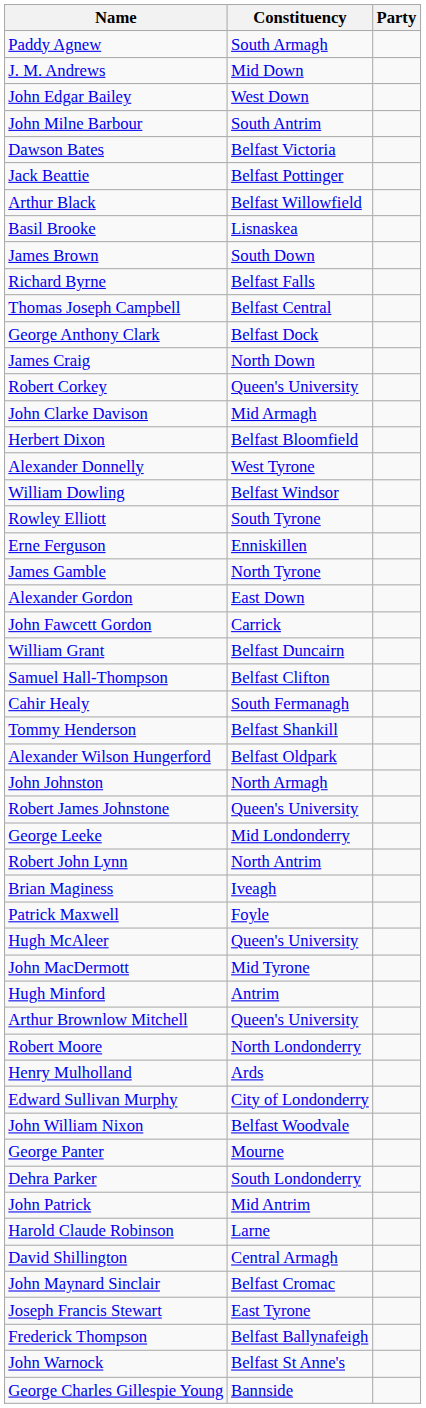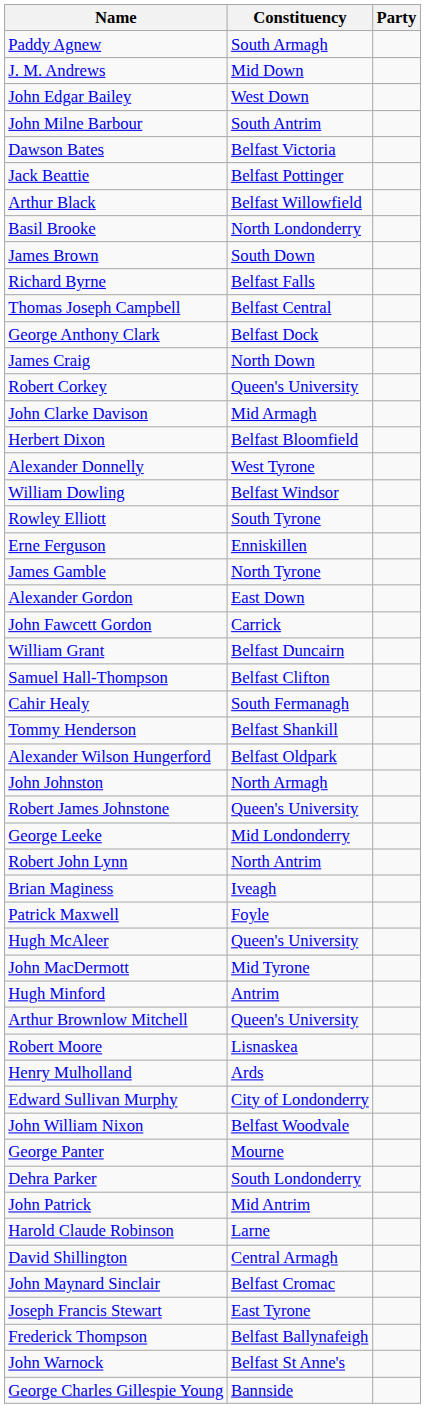(264, 228) Lisnaskea -> (296, 228) North Londonderry
(296, 1046) North Londonderry -> (264, 1046) Lisnaskea
